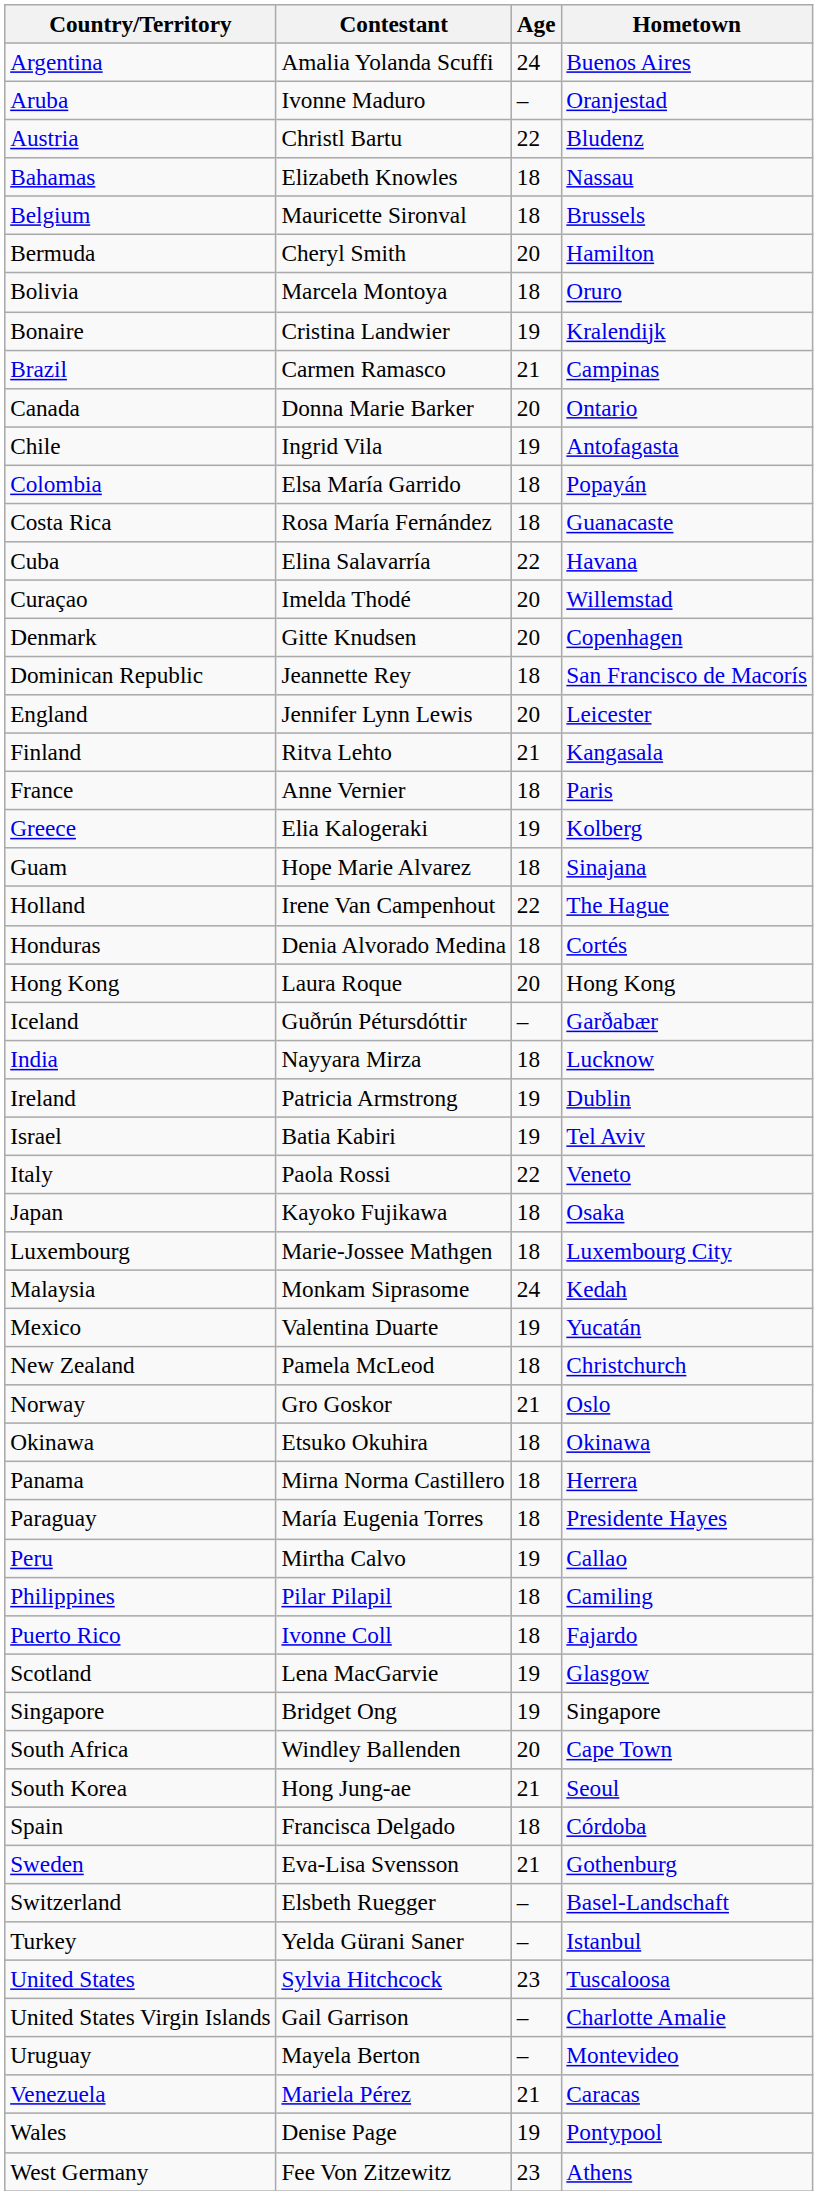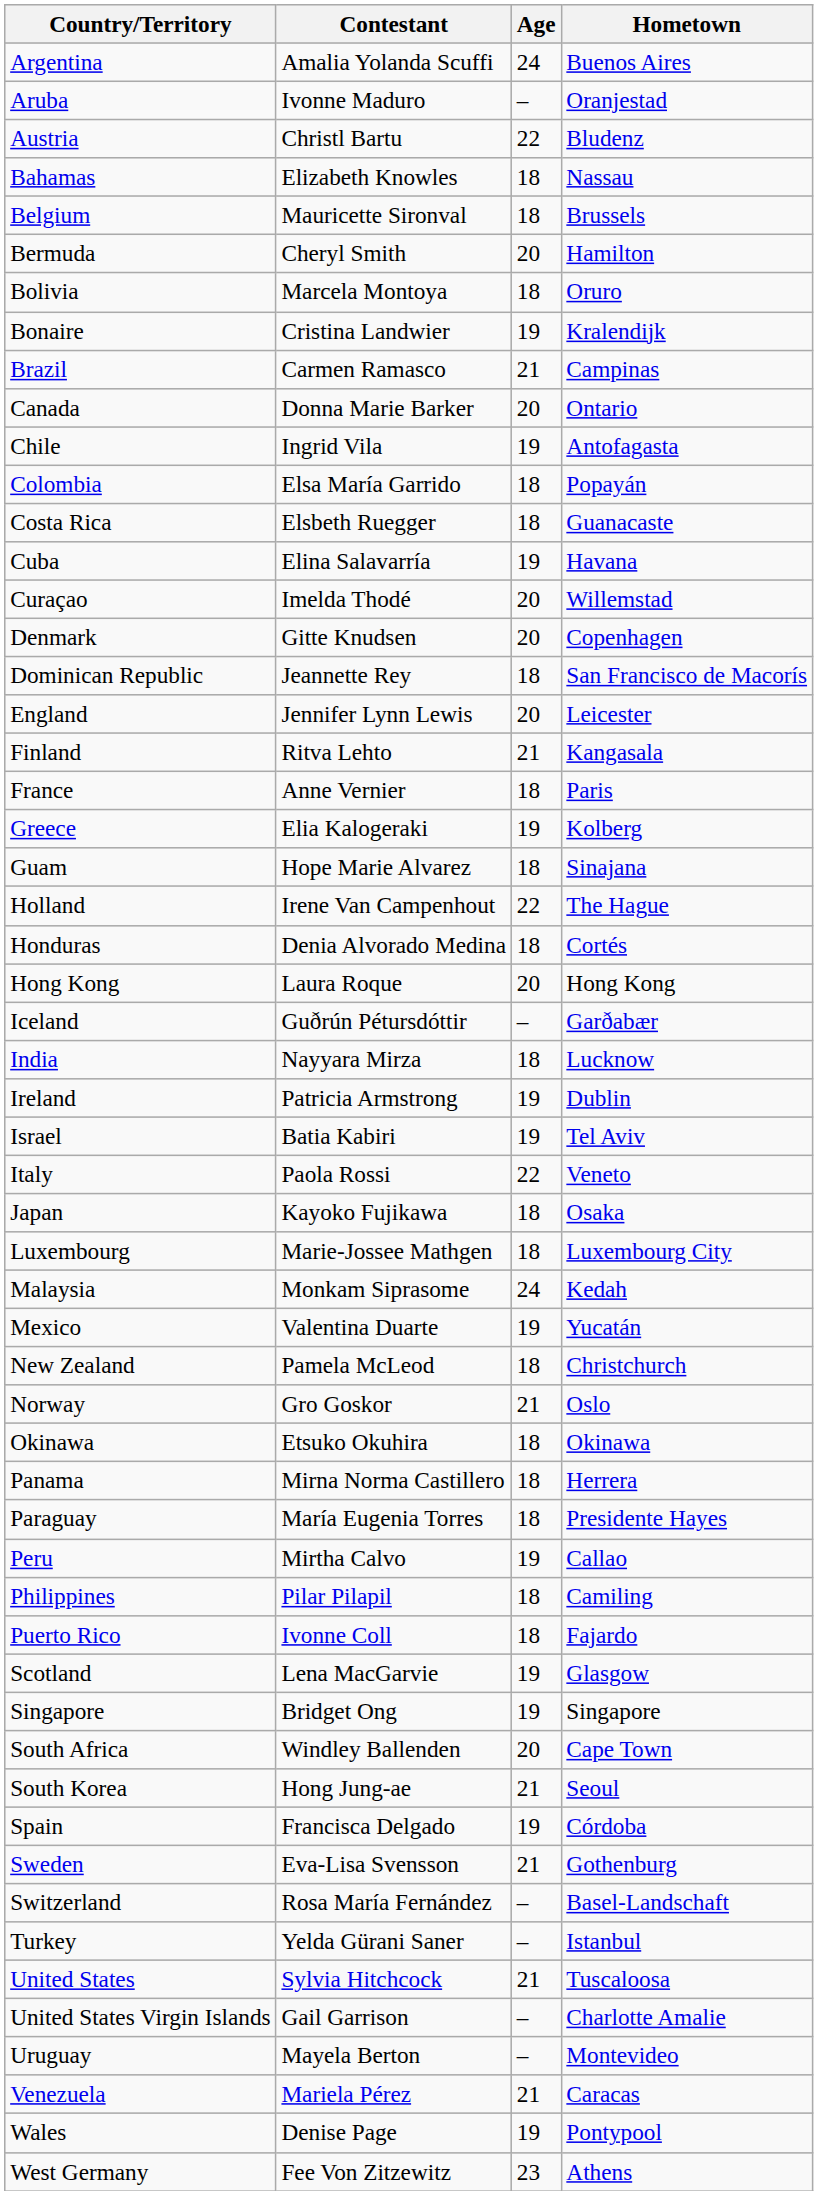(387, 522) Rosa María Fernández -> (359, 522) Elsbeth Ruegger
(528, 560) 22 -> (528, 560) 19
(528, 1826) 18 -> (528, 1826) 19
(359, 1902) Elsbeth Ruegger -> (387, 1902) Rosa María Fernández
(528, 1979) 23 -> (528, 1979) 21
